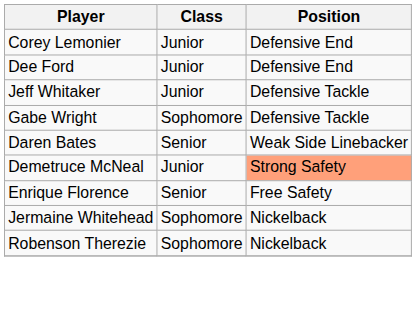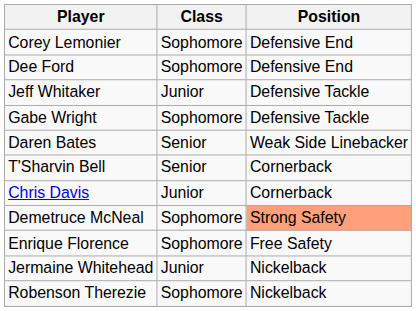(182, 42) Junior -> (202, 42) Sophomore
(182, 67) Junior -> (202, 67) Sophomore
+ row: (57, 167)
+ row: (49, 192)
(182, 167) Junior -> (202, 218) Sophomore
(184, 192) Senior -> (202, 243) Sophomore
(202, 218) Sophomore -> (182, 268) Junior
